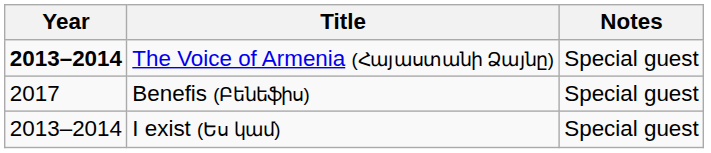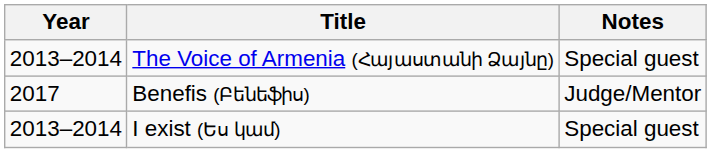(66, 57) bold -> (66, 57) normal
(631, 93) Special guest -> (633, 93) Judge/Mentor
